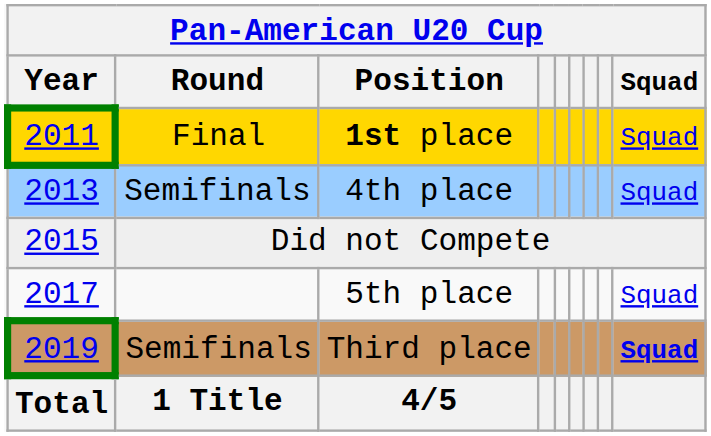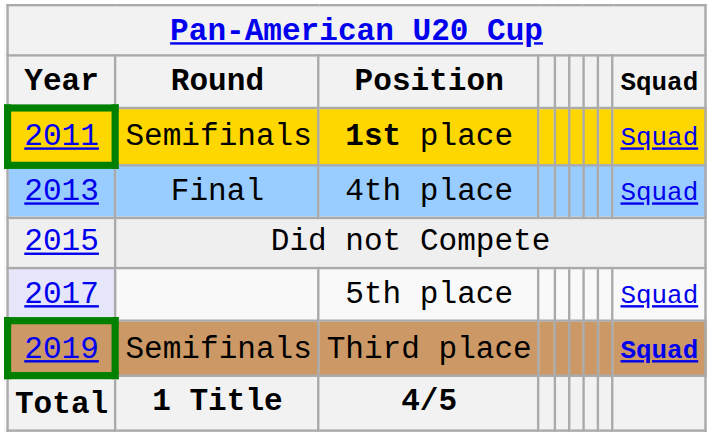(219, 137) Final -> (219, 137) Semifinals
(217, 191) Semifinals -> (217, 191) Final
(62, 293) no background -> (62, 293) lavender background
